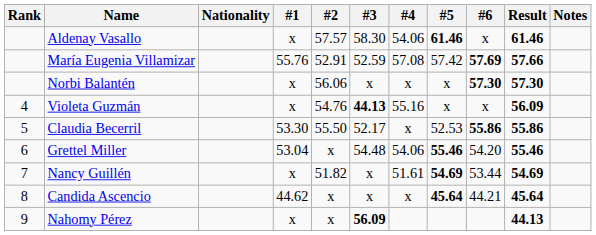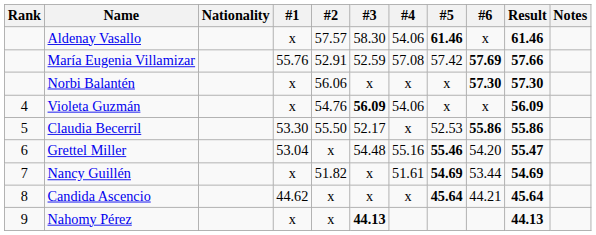(369, 106) 44.13 -> (369, 106) 56.09
(408, 106) 55.16 -> (408, 106) 54.06
(408, 151) 54.06 -> (408, 151) 55.16
(527, 151) 55.46 -> (527, 151) 55.47
(369, 219) 56.09 -> (369, 219) 44.13
